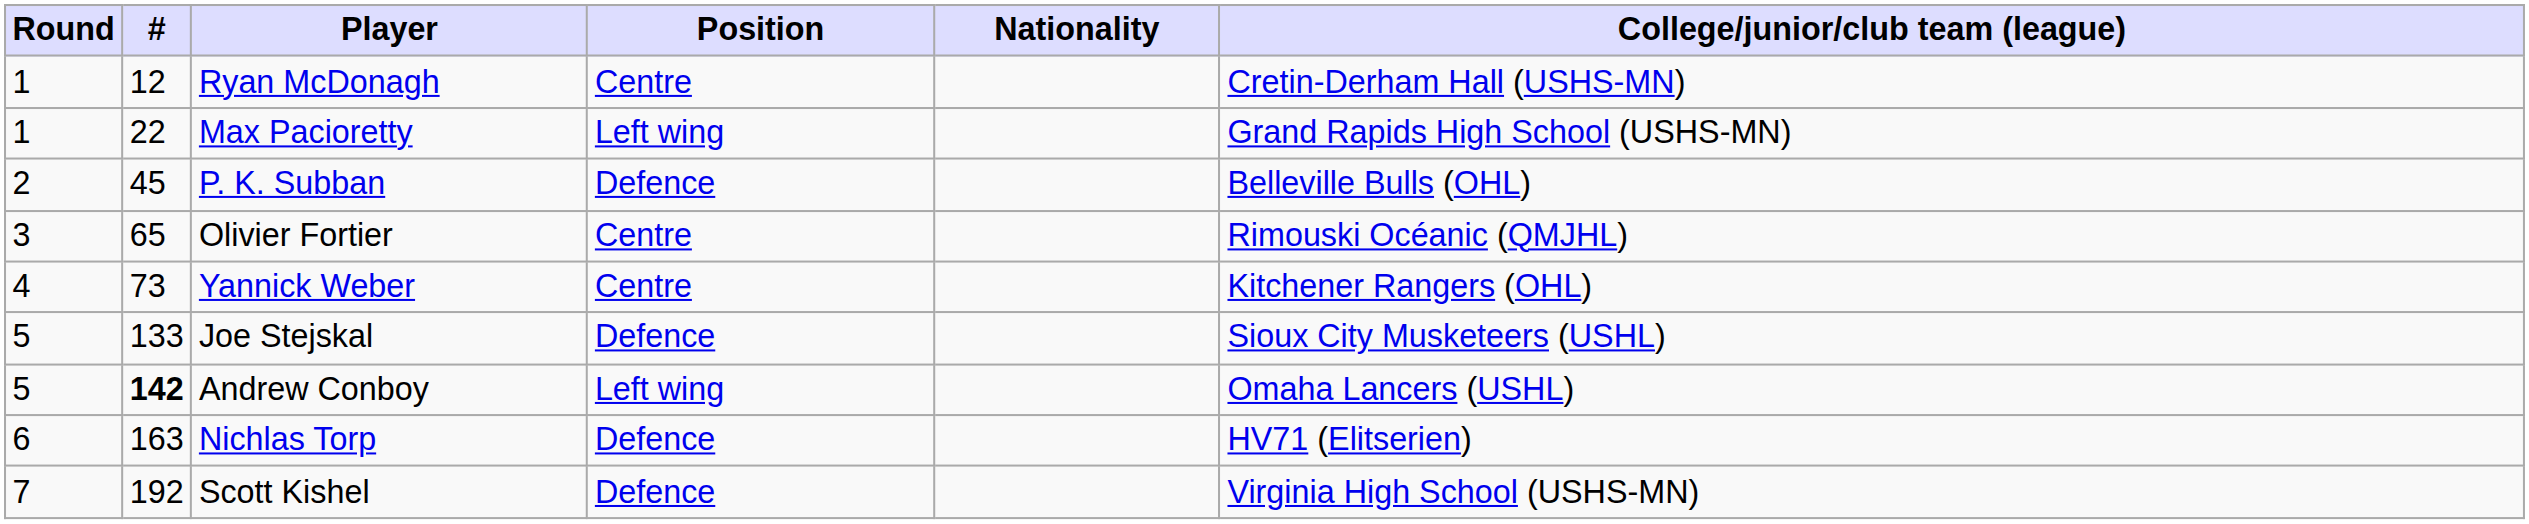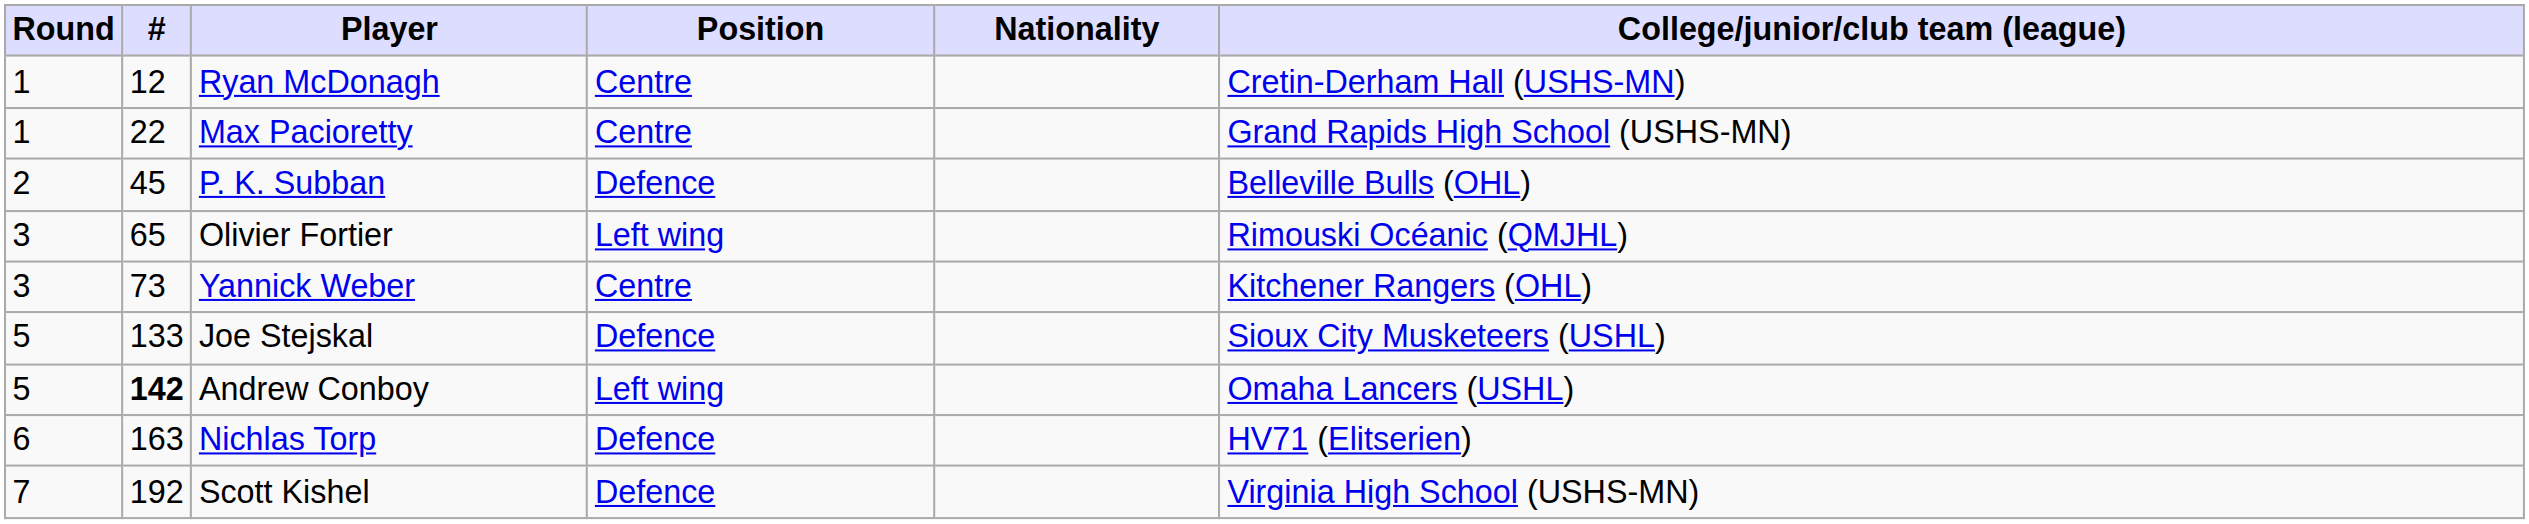(660, 132) Left wing -> (643, 132) Centre
(643, 235) Centre -> (660, 235) Left wing
(21, 286) 4 -> (21, 286) 3
